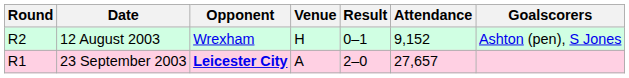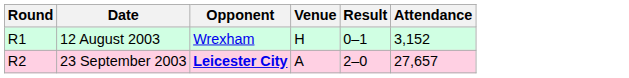- column: (550, 15)
(17, 38) R2 -> (17, 38) R1
(412, 38) 9,152 -> (412, 38) 3,152
(17, 61) R1 -> (17, 61) R2
